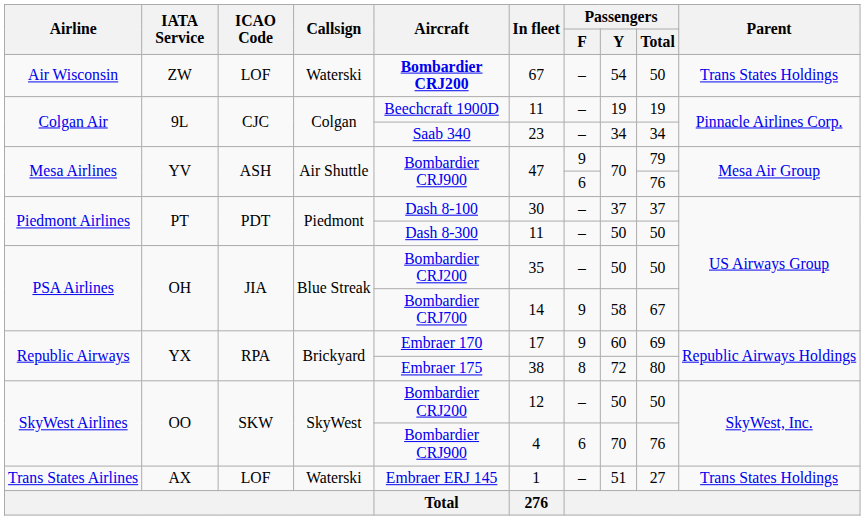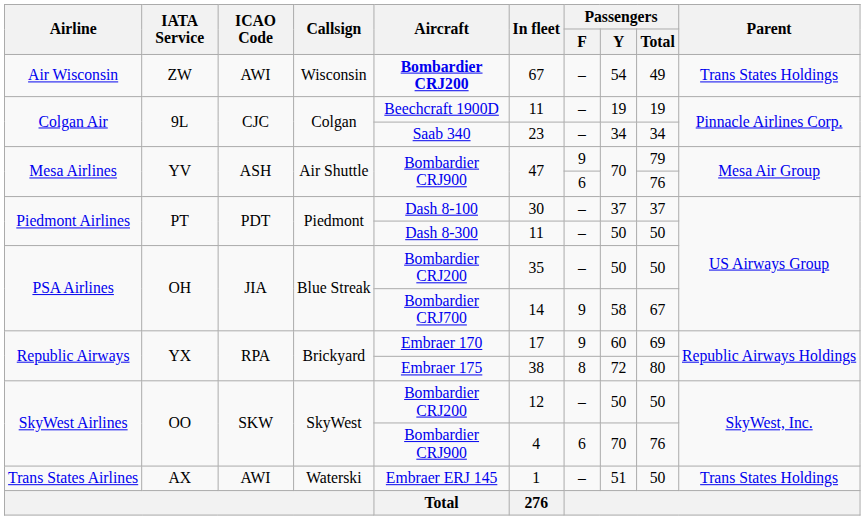(256, 75) LOF -> (256, 75) AWI
(334, 75) Waterski -> (334, 75) Wisconsin
(658, 75) 50 -> (658, 75) 49
(256, 478) LOF -> (256, 478) AWI
(658, 478) 27 -> (658, 478) 50
